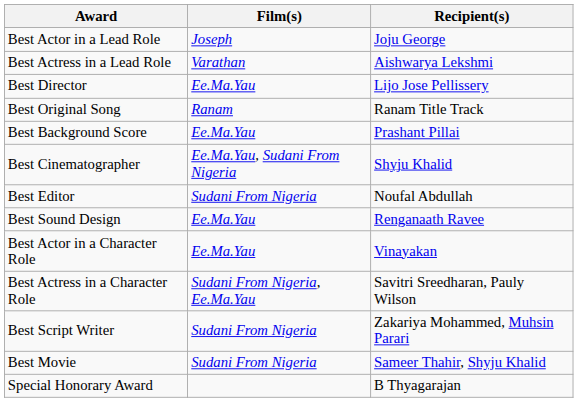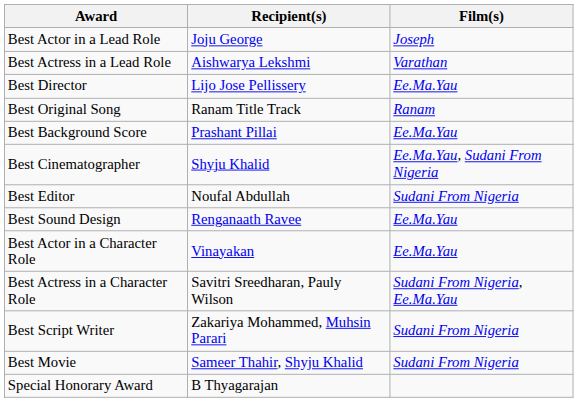columns swapped: (472, 16) <-> (279, 16)
